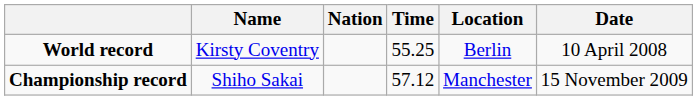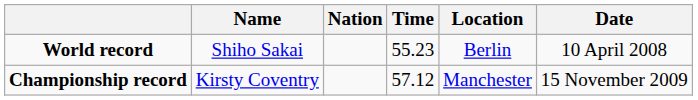(257, 49) Kirsty Coventry -> (257, 49) Shiho Sakai
(413, 49) 55.25 -> (413, 49) 55.23
(257, 79) Shiho Sakai -> (257, 79) Kirsty Coventry
